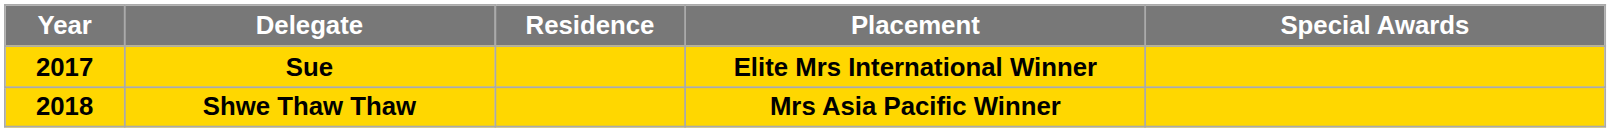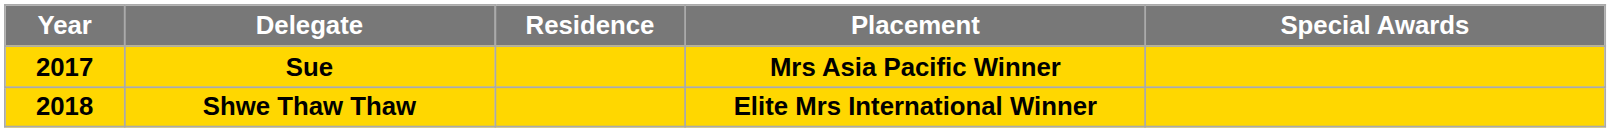(915, 66) Elite Mrs International Winner -> (915, 66) Mrs Asia Pacific Winner
(915, 107) Mrs Asia Pacific Winner -> (915, 107) Elite Mrs International Winner
